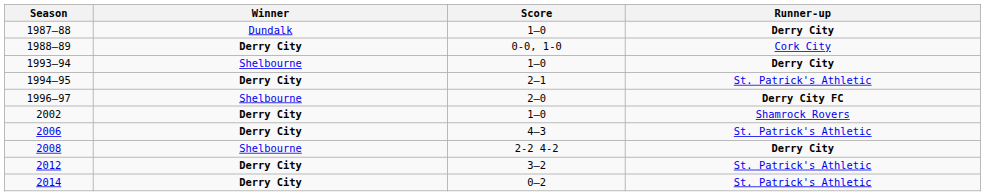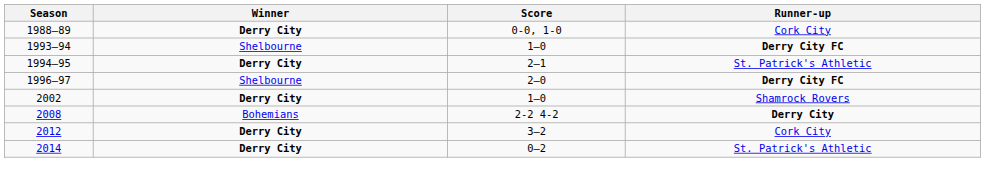- row: (49, 30)
(803, 64) Derry City -> (803, 47) Derry City FC
- row: (49, 132)
(270, 148) Shelbourne -> (271, 115) Bohemians
(803, 165) St. Patrick's Athletic -> (803, 132) Cork City
